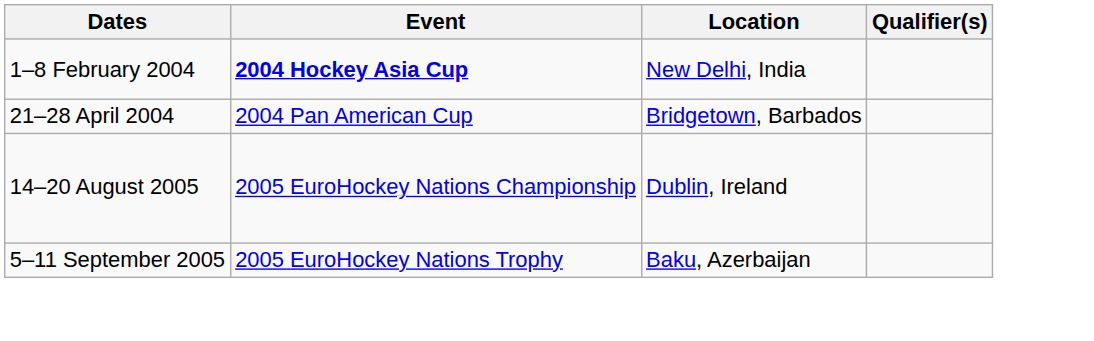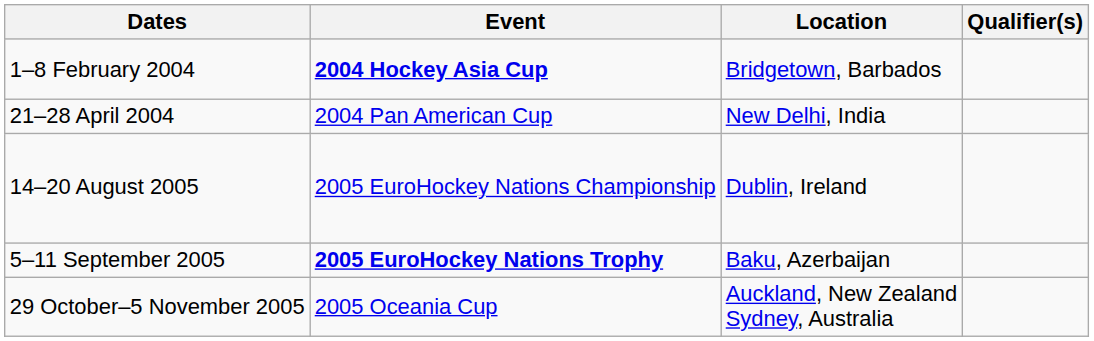(726, 68) New Delhi, India -> (834, 68) Bridgetown, Barbados
(754, 116) Bridgetown, Barbados -> (806, 116) New Delhi, India
(399, 259) normal -> (489, 259) bold
+ row: (157, 306)
